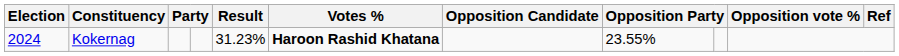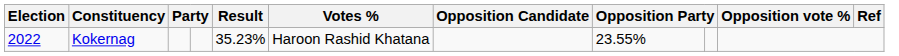(24, 39) 2024 -> (24, 39) 2022
(240, 39) 31.23% -> (240, 39) 35.23%
(356, 39) bold -> (351, 39) normal
